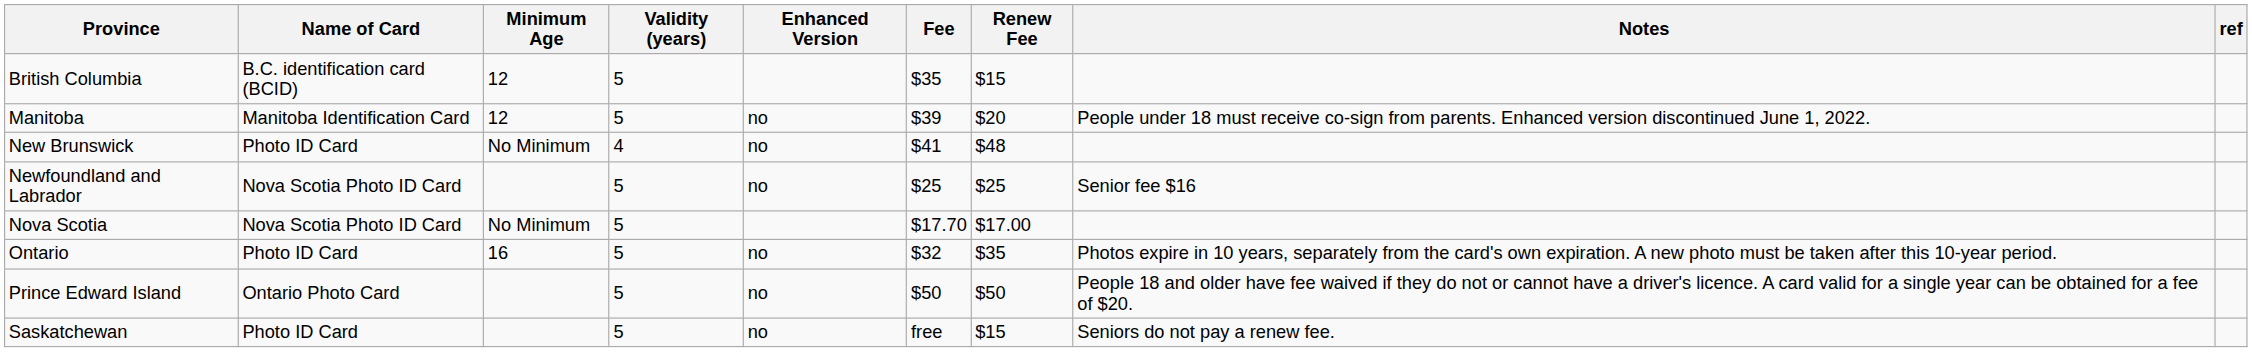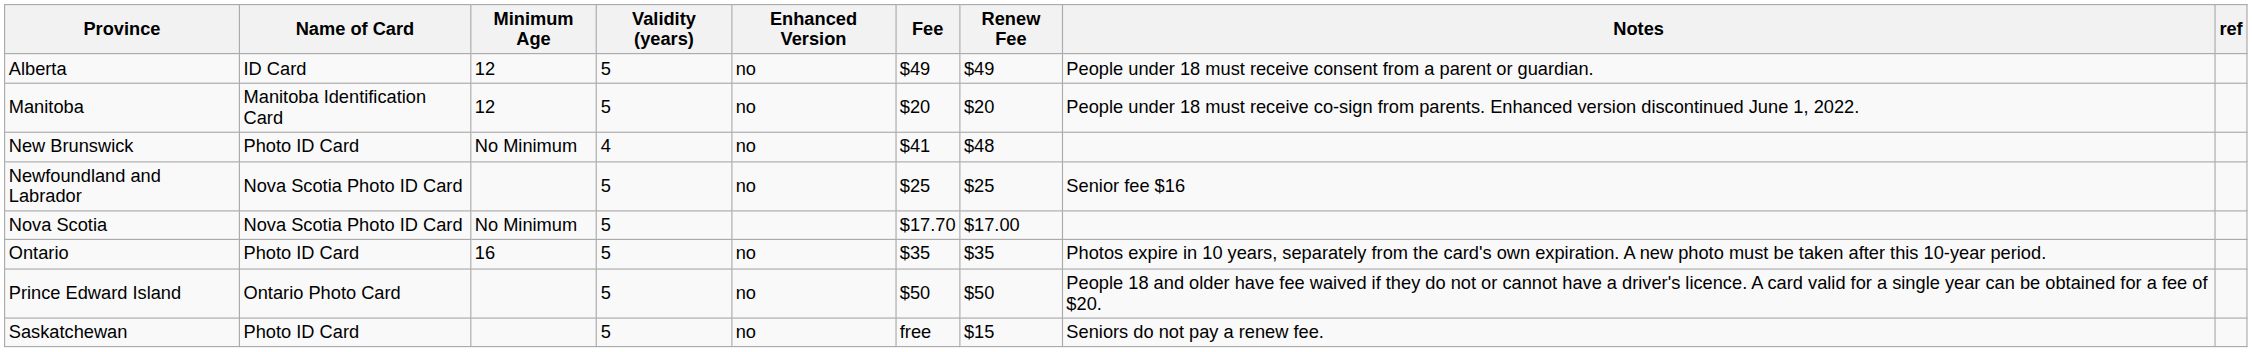+ row: (38, 68)
- row: (75, 78)
(926, 117) $39 -> (915, 107) $20
(926, 254) $32 -> (915, 254) $35
